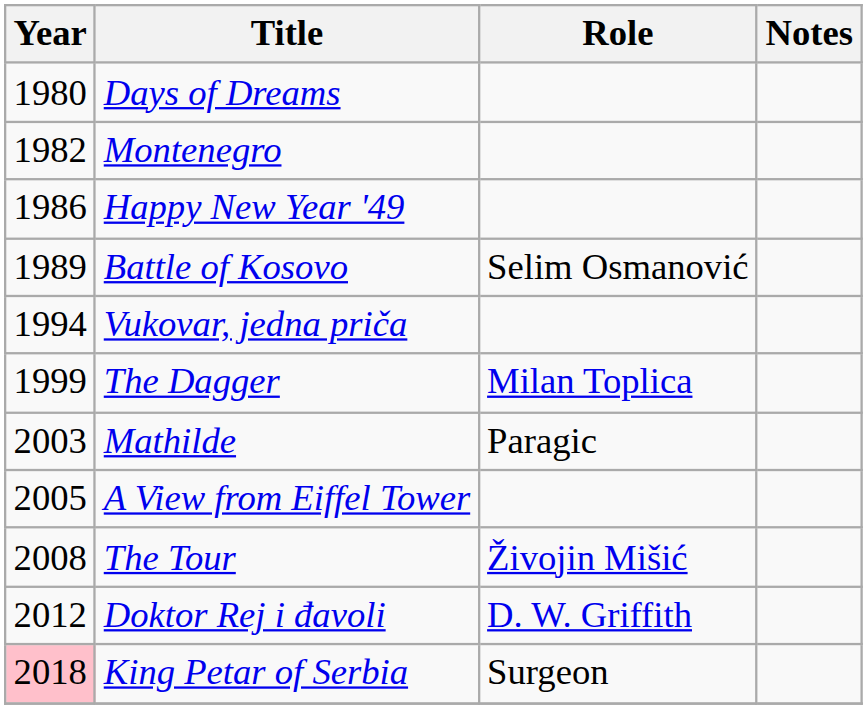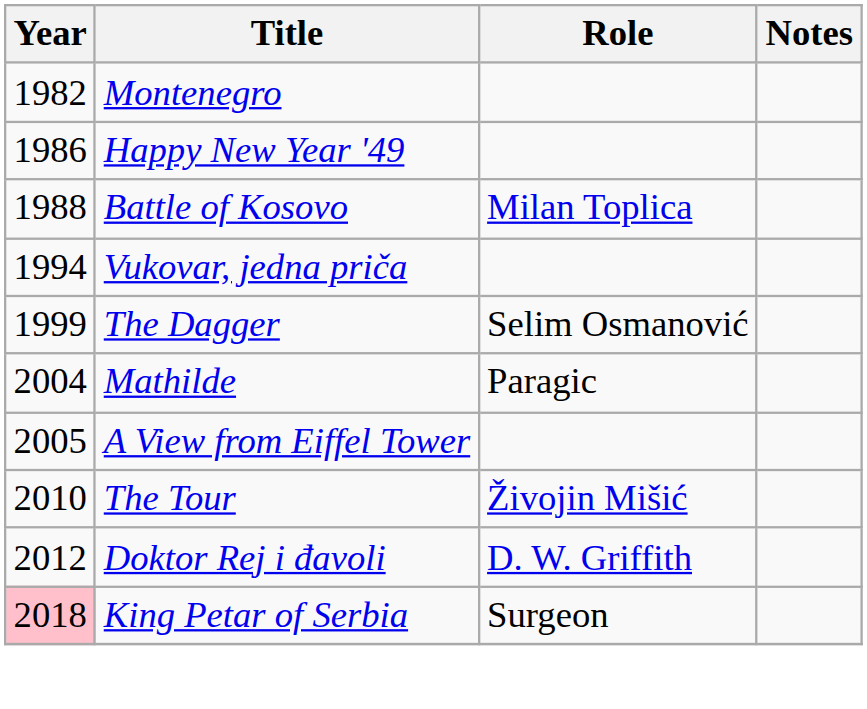- row: (222, 91)
(50, 265) 1989 -> (50, 207) 1988
(618, 265) Selim Osmanović -> (590, 207) Milan Toplica
(590, 382) Milan Toplica -> (618, 324) Selim Osmanović
(50, 440) 2003 -> (50, 382) 2004
(50, 556) 2008 -> (50, 498) 2010
